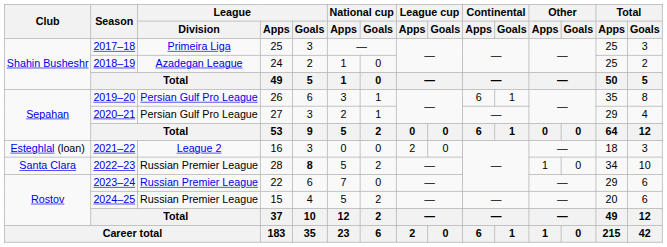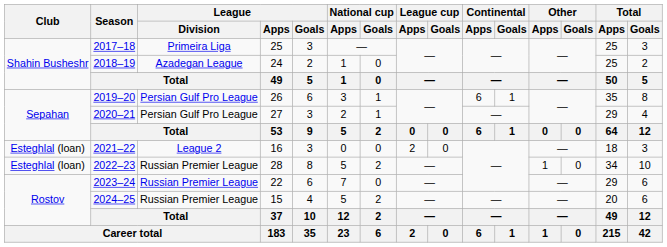(48, 166) Santa Clara -> (48, 166) Esteghlal (loan)
(310, 166) bold -> (310, 166) normal
